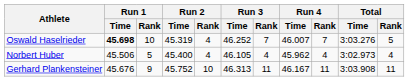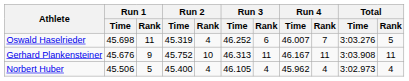(120, 41) bold -> (120, 41) normal
(150, 41) 10 -> (150, 41) 11
(266, 41) 7 -> (266, 41) 6
rows swapped: (54, 69) <-> (35, 55)
